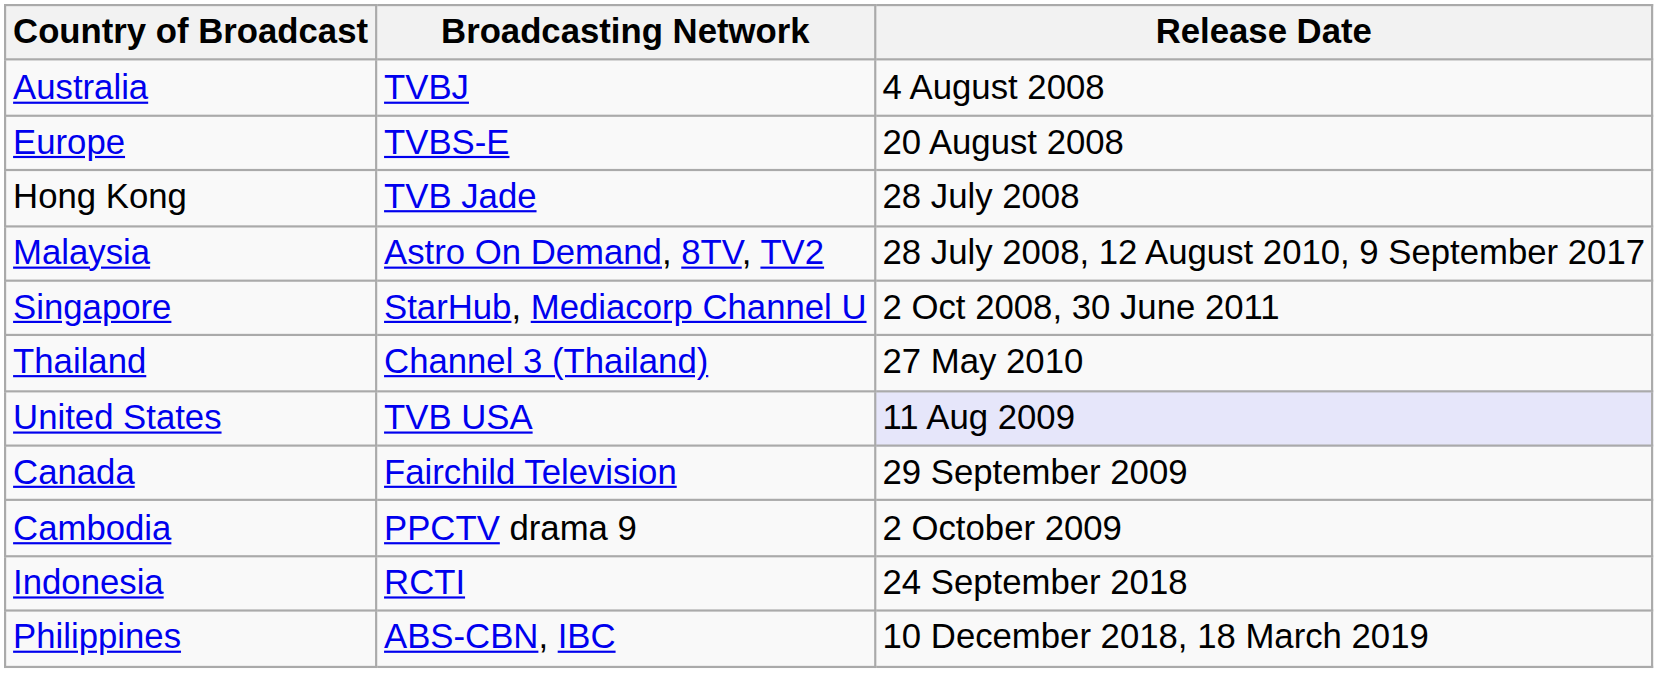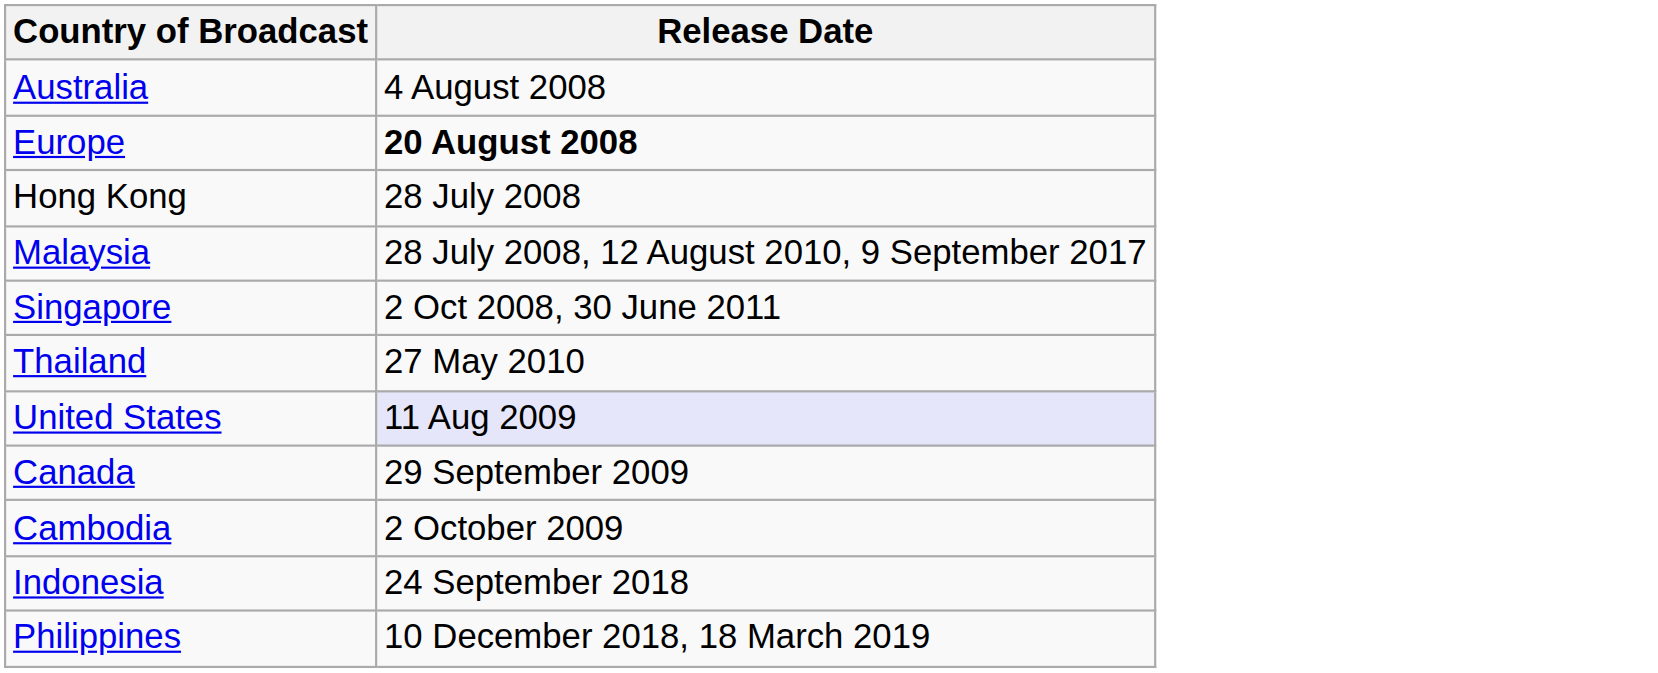- column: (625, 32)
(1003, 142) normal -> (511, 142) bold
